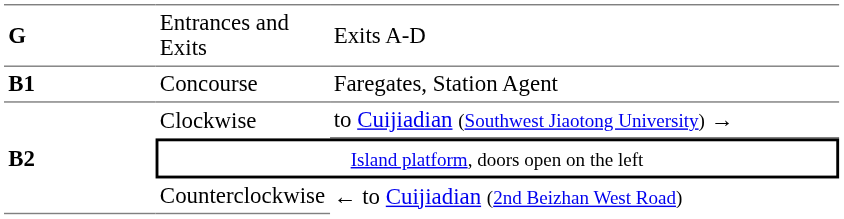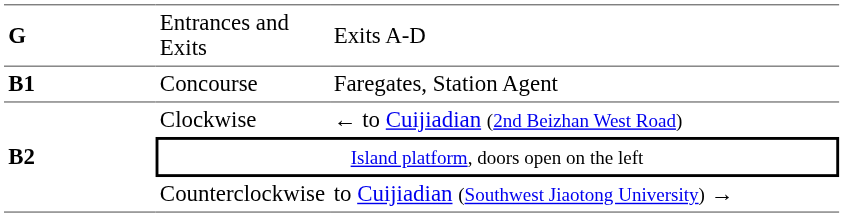(534, 119) to Cuijiadian (Southwest Jiaotong University) → -> (508, 119) ← to Cuijiadian (2nd Beizhan West Road)
(508, 196) ← to Cuijiadian (2nd Beizhan West Road) -> (534, 193) to Cuijiadian (Southwest Jiaotong University) →
